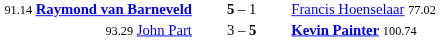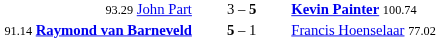rows swapped: (98, 9) <-> (149, 30)
